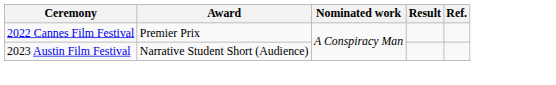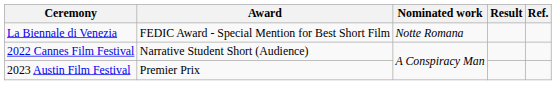+ row: (62, 32)
(170, 32) Premier Prix -> (224, 51) Narrative Student Short (Audience)
(224, 51) Narrative Student Short (Audience) -> (170, 70) Premier Prix
